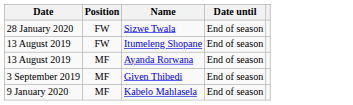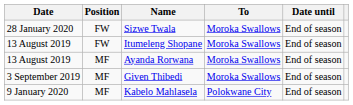+ column: (244, 12)
